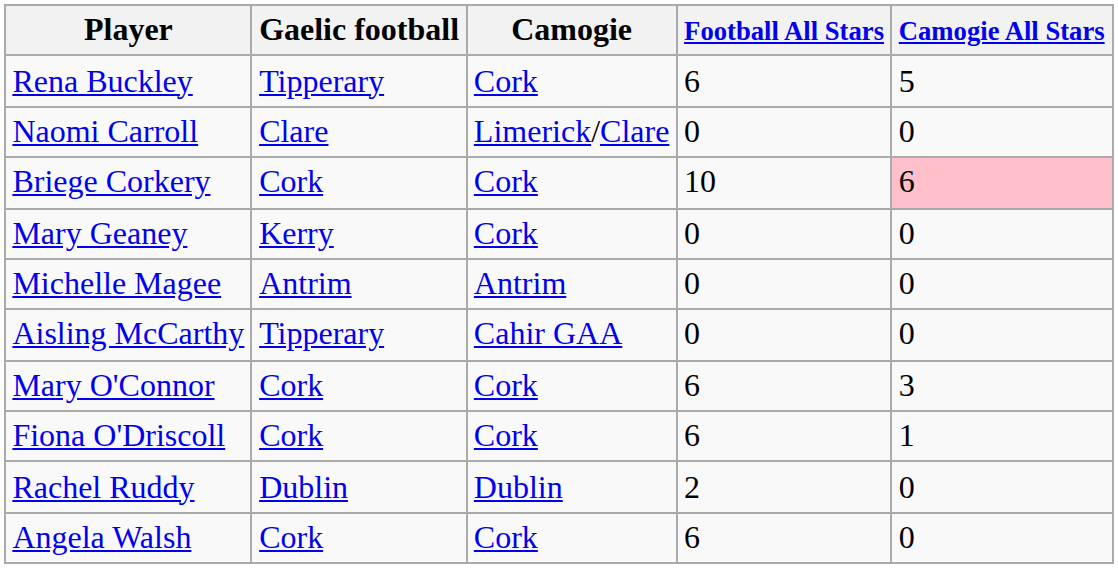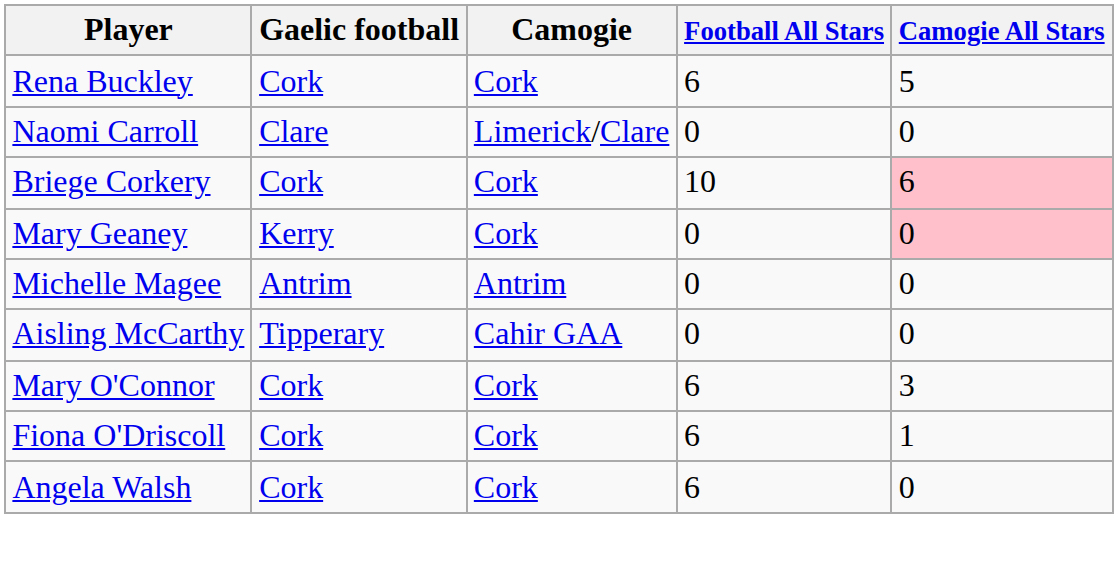(322, 80) Tipperary -> (291, 80) Cork
(907, 232) no background -> (907, 232) pink background
- row: (103, 486)
